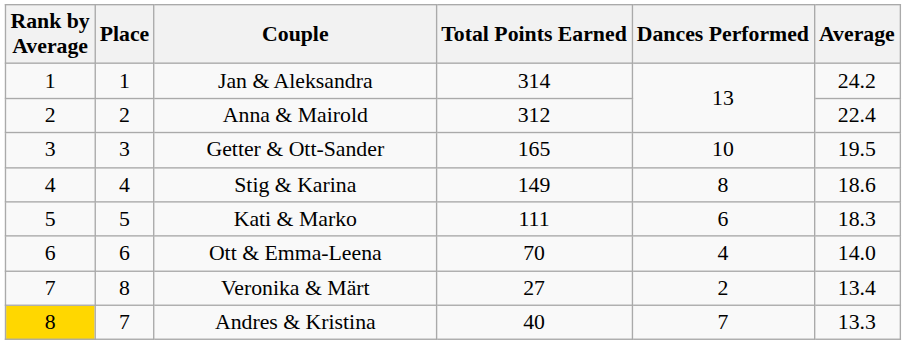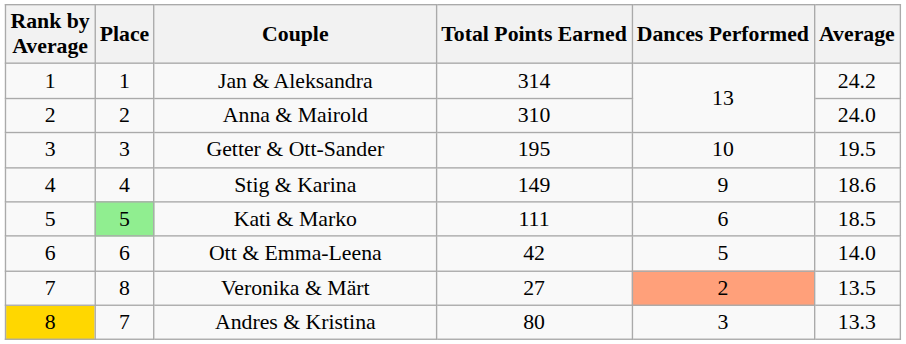(534, 115) 312 -> (534, 115) 310
(857, 115) 22.4 -> (857, 115) 24.0
(534, 149) 165 -> (534, 149) 195
(723, 184) 8 -> (723, 184) 9
(125, 218) no background -> (125, 218) lightgreen background
(857, 218) 18.3 -> (857, 218) 18.5
(534, 253) 70 -> (534, 253) 42
(723, 253) 4 -> (723, 253) 5
(723, 287) no background -> (723, 287) lightsalmon background
(857, 287) 13.4 -> (857, 287) 13.5
(534, 322) 40 -> (534, 322) 80
(723, 322) 7 -> (723, 322) 3
